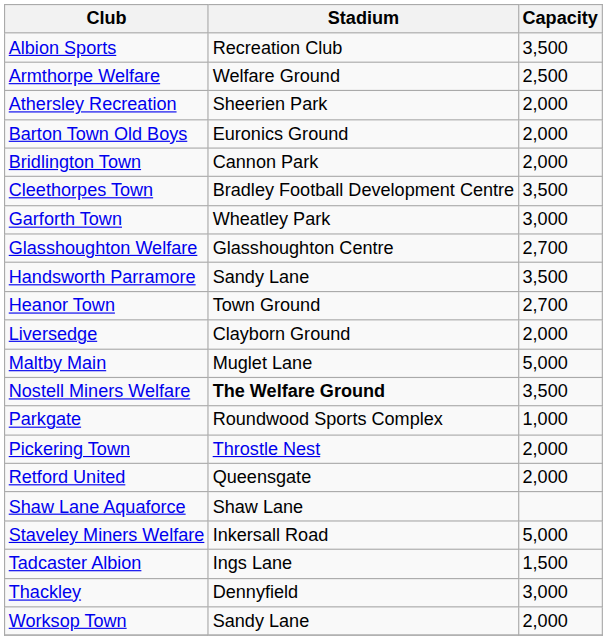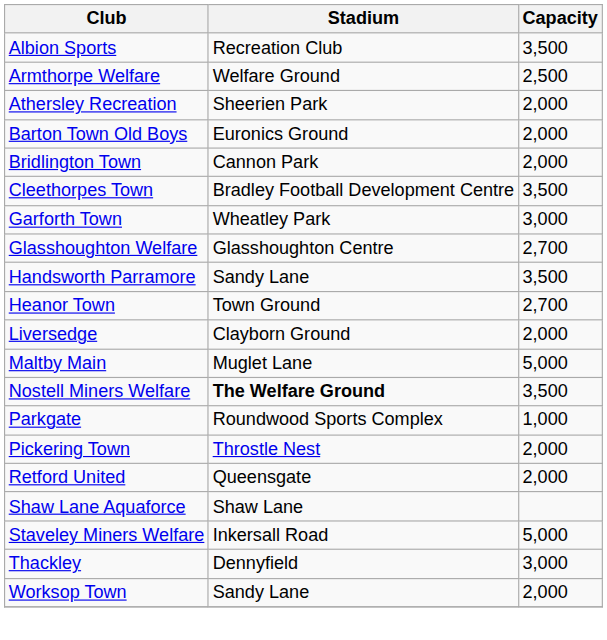- row: (75, 563)
